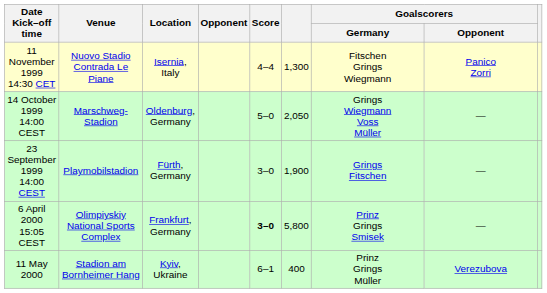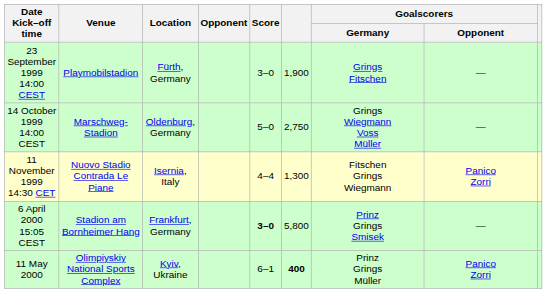rows swapped: (32, 171) <-> (32, 67)
(296, 116) 2,050 -> (296, 127) 2,750
(101, 225) Olimpiyskiy National Sports Complex -> (101, 225) Stadion am Bornheimer Hang
(101, 269) Stadion am Bornheimer Hang -> (101, 269) Olimpiyskiy National Sports Complex
(296, 269) normal -> (296, 269) bold
(481, 269) Verezubova -> (481, 269) Panico Zorri
